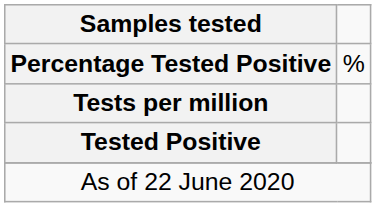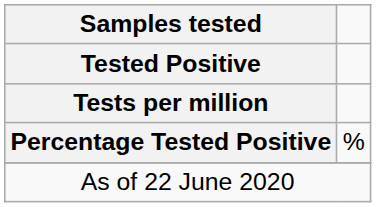rows swapped: (171, 142) <-> (171, 63)
